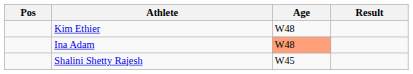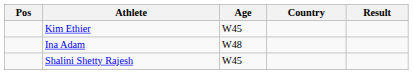+ column: (306, 12)
(285, 28) W48 -> (232, 28) W45
(285, 45) lightsalmon background -> (232, 45) no background
